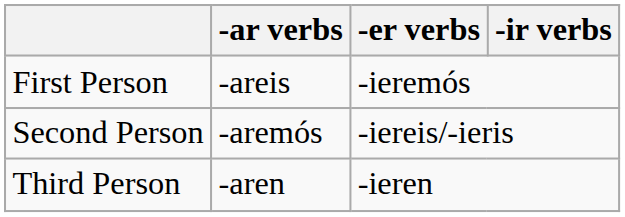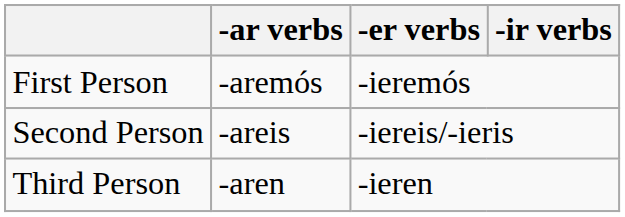(254, 81) -areis -> (271, 81) -aremós
(271, 132) -aremós -> (254, 132) -areis
